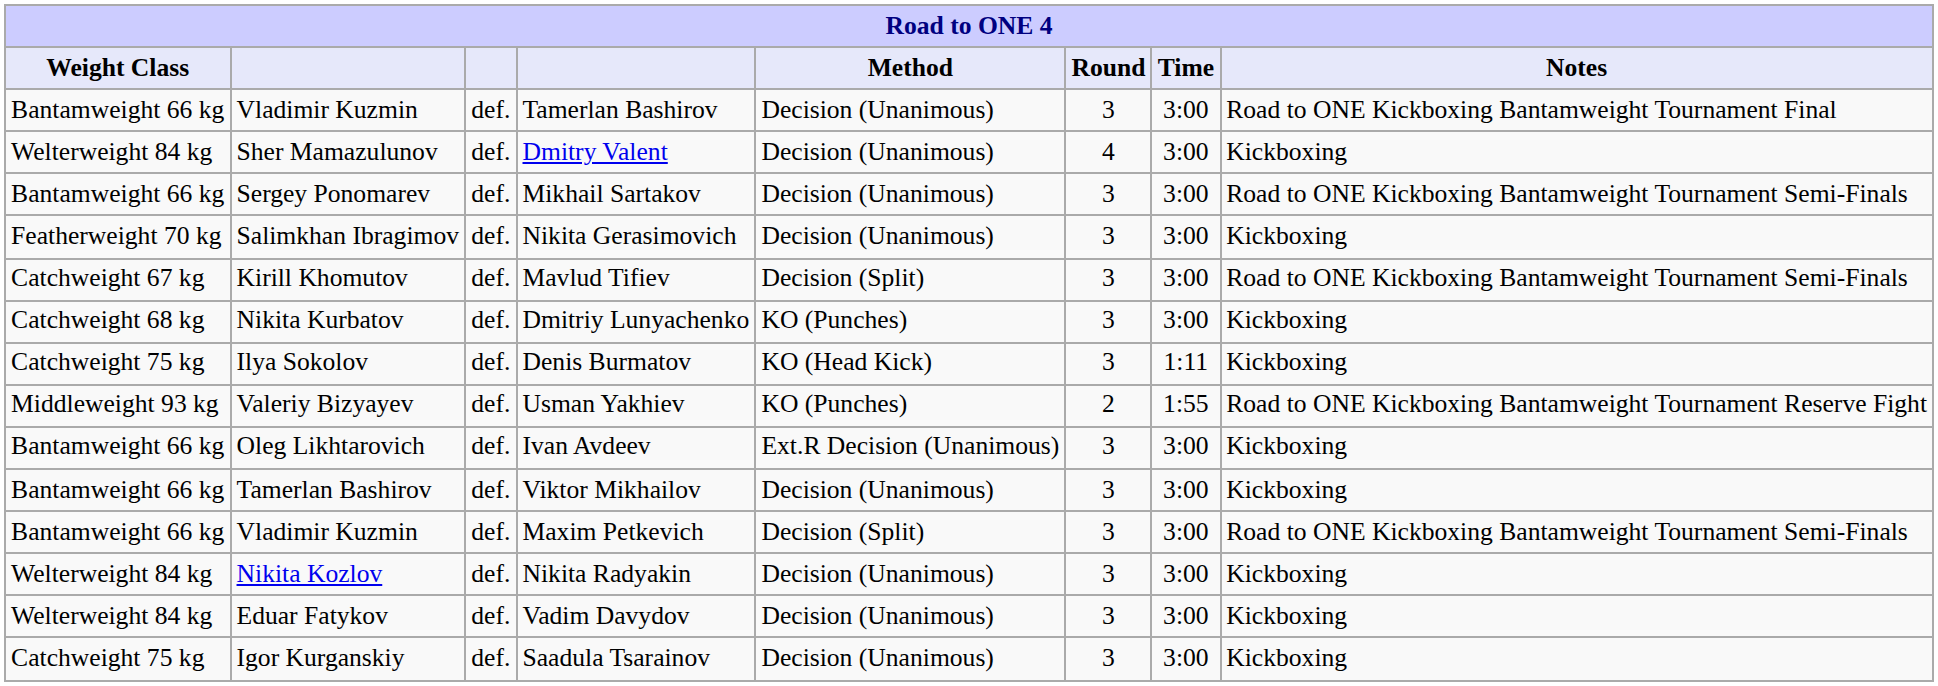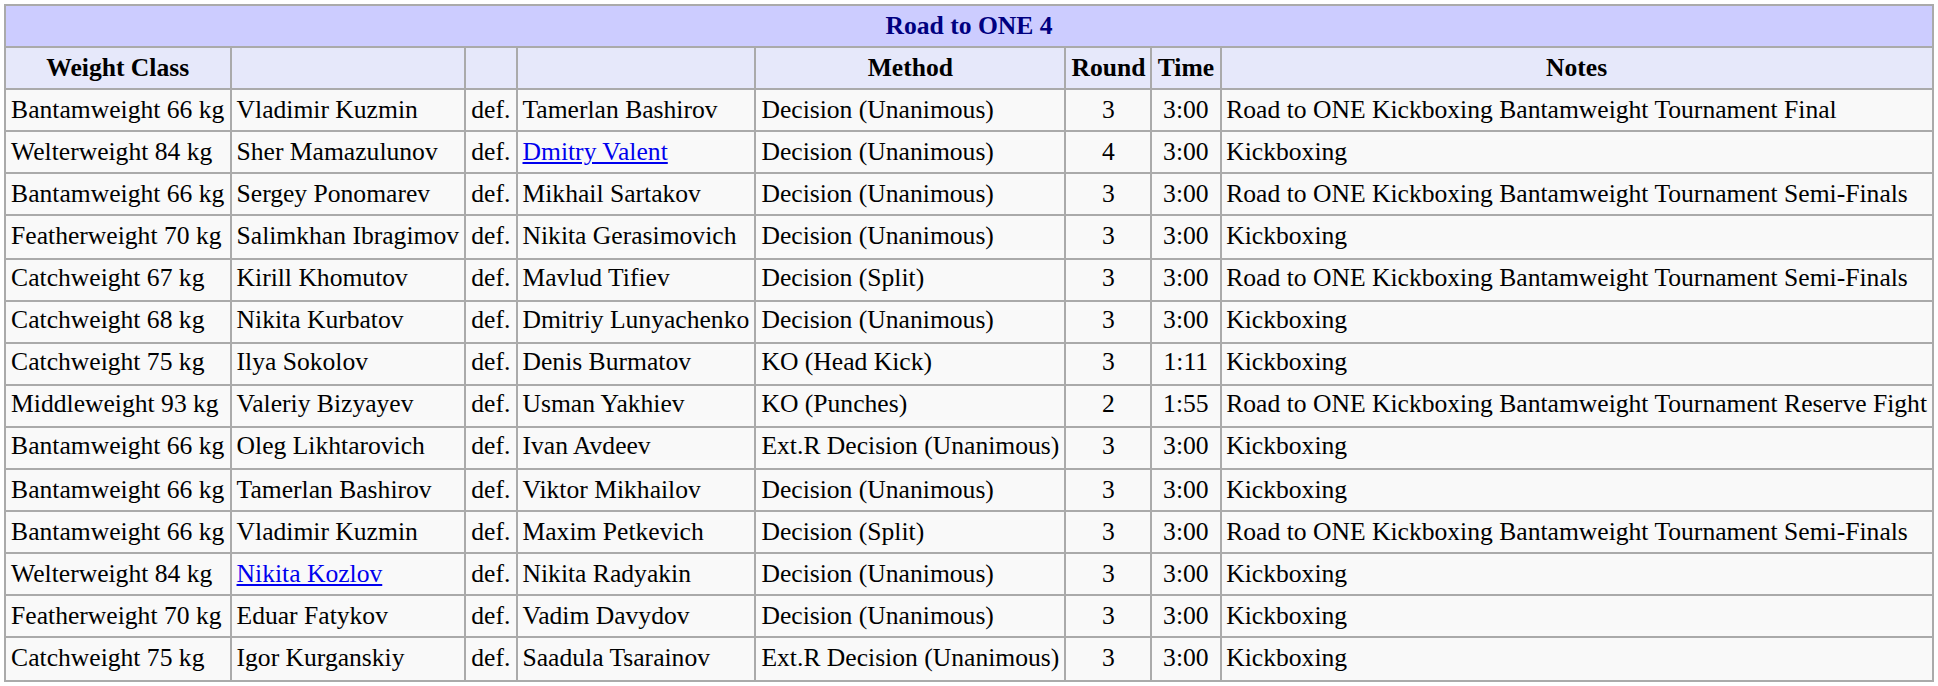(834, 320) KO (Punches) -> (878, 320) Decision (Unanimous)
(112, 616) Welterweight 84 kg -> (116, 616) Featherweight 70 kg
(878, 658) Decision (Unanimous) -> (910, 658) Ext.R Decision (Unanimous)
